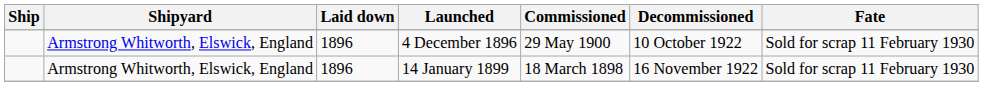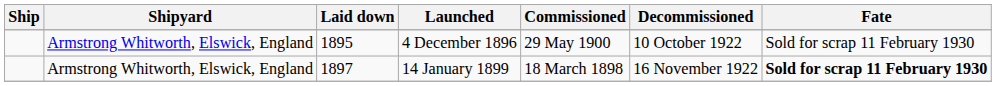(337, 42) 1896 -> (337, 42) 1895
(337, 68) 1896 -> (337, 68) 1897
(870, 68) normal -> (876, 68) bold
